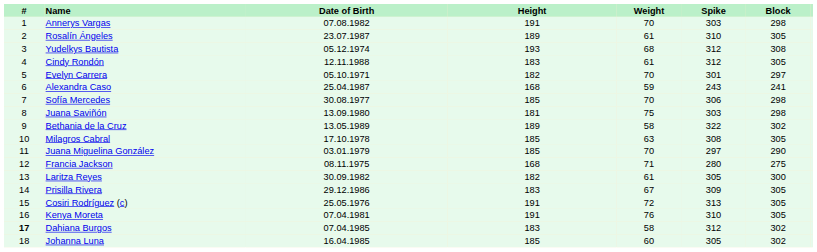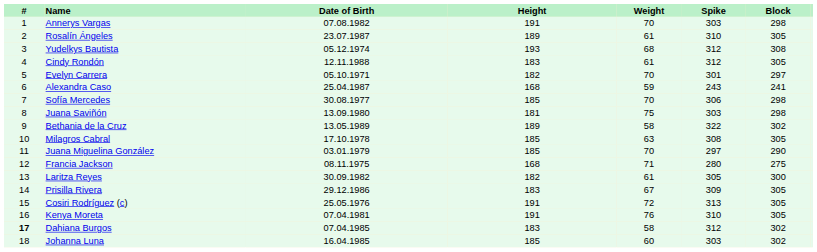(714, 241) 305 -> (714, 241) 303
